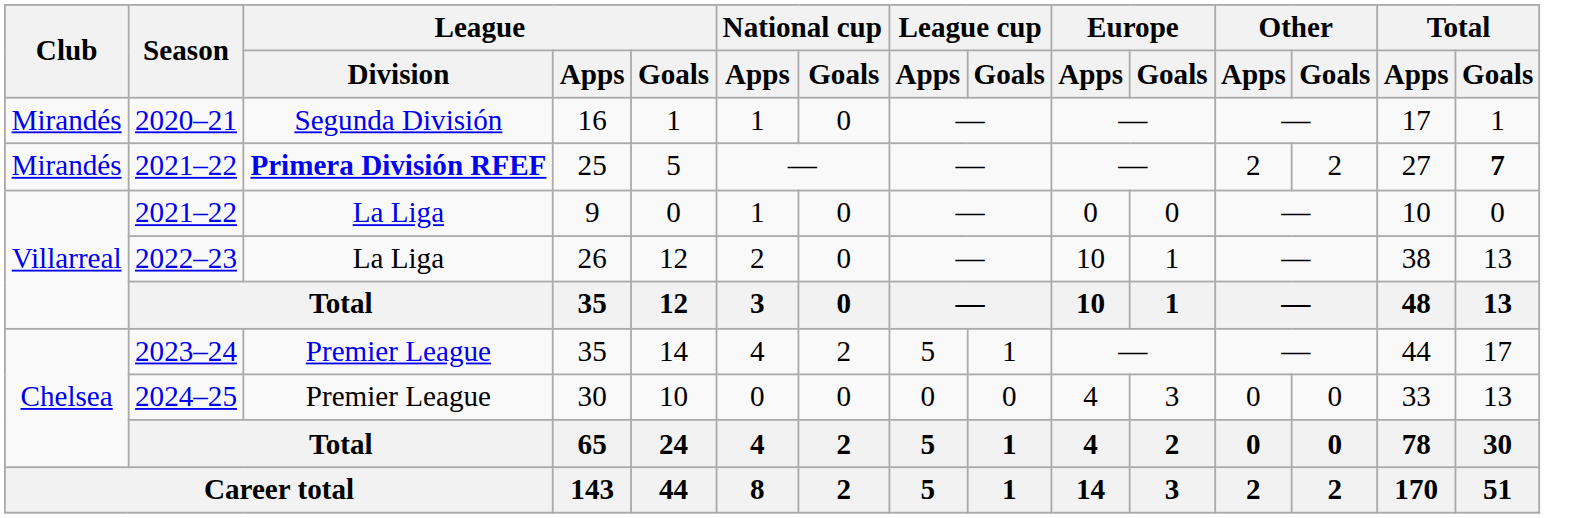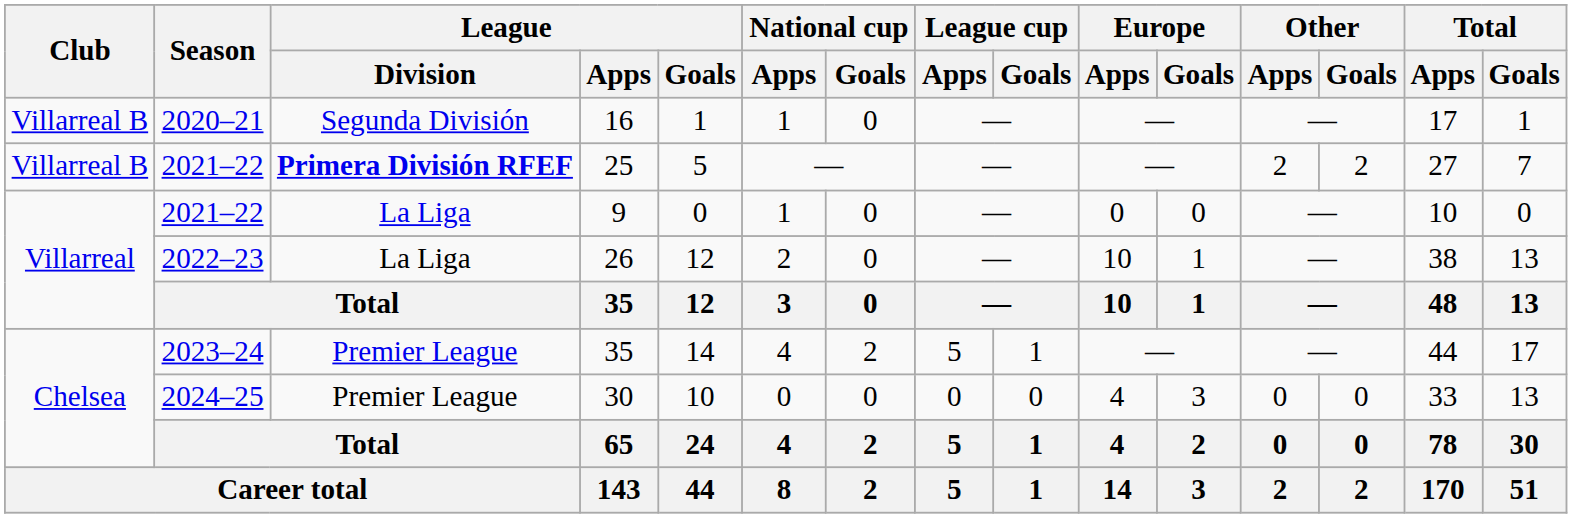(67, 119) Mirandés -> (80, 119) Villarreal B
(67, 166) Mirandés -> (80, 166) Villarreal B
(1498, 166) bold -> (1524, 166) normal
